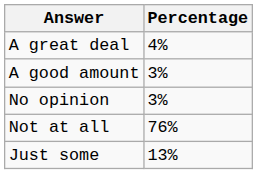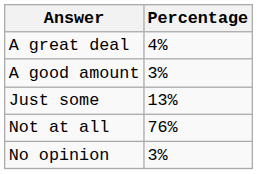rows swapped: (54, 155) <-> (59, 100)
